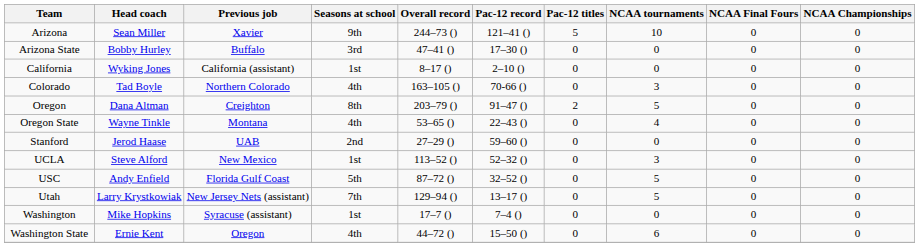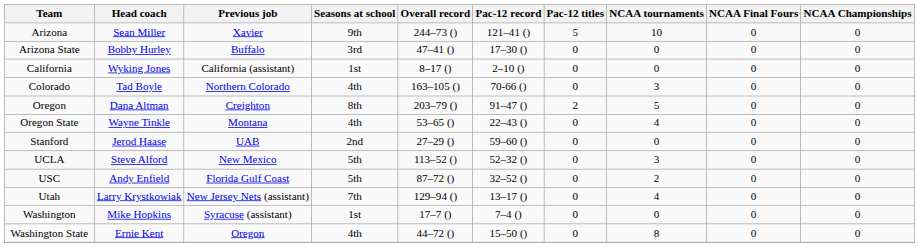(355, 160) 1st -> (355, 160) 5th
(657, 178) 5 -> (657, 178) 2
(657, 196) 5 -> (657, 196) 4
(657, 233) 6 -> (657, 233) 8
